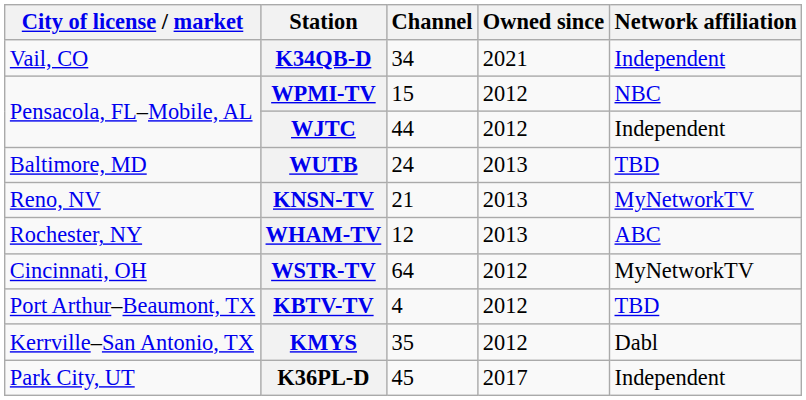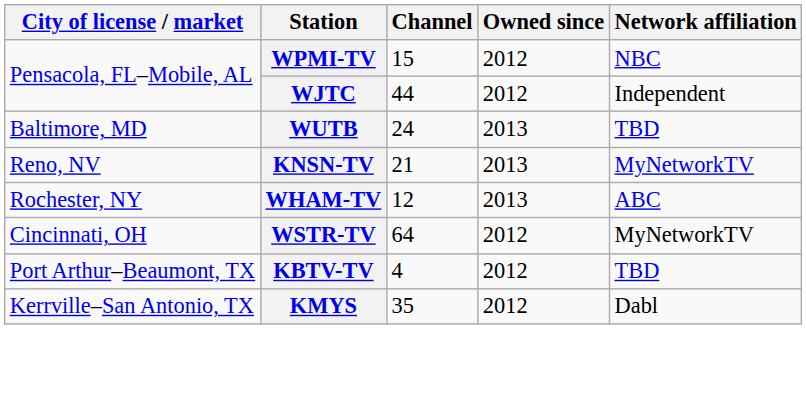- row: (323, 57)
- row: (323, 377)
